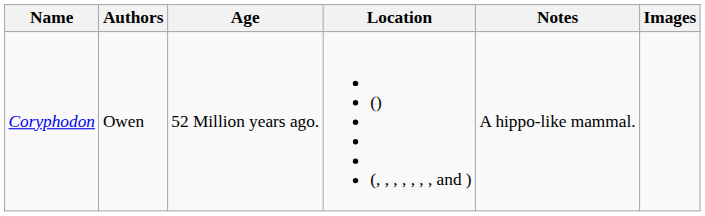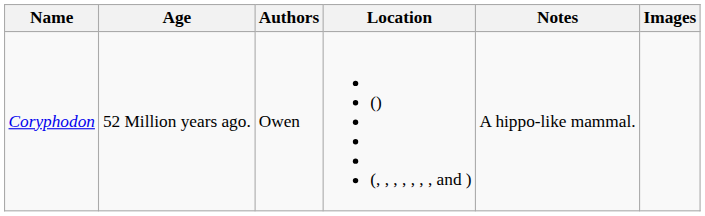columns swapped: (133, 18) <-> (245, 18)
